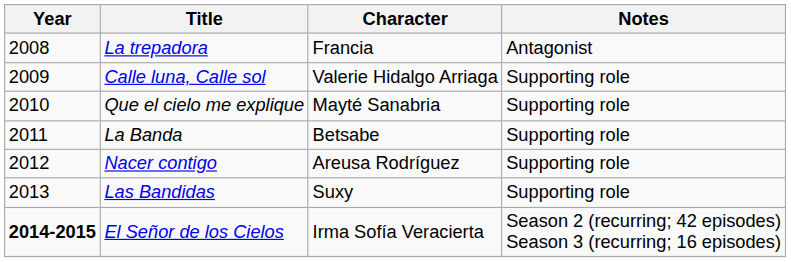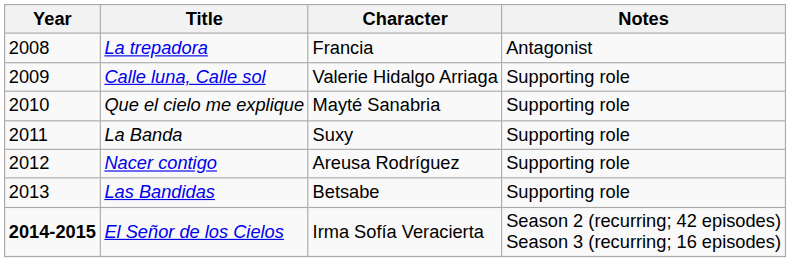(346, 134) Betsabe -> (333, 134) Suxy
(333, 192) Suxy -> (346, 192) Betsabe
